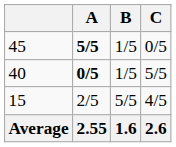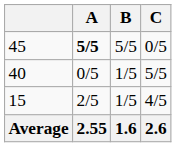(126, 45) 1/5 -> (126, 45) 5/5
(88, 73) bold -> (88, 73) normal
(126, 100) 5/5 -> (126, 100) 1/5
